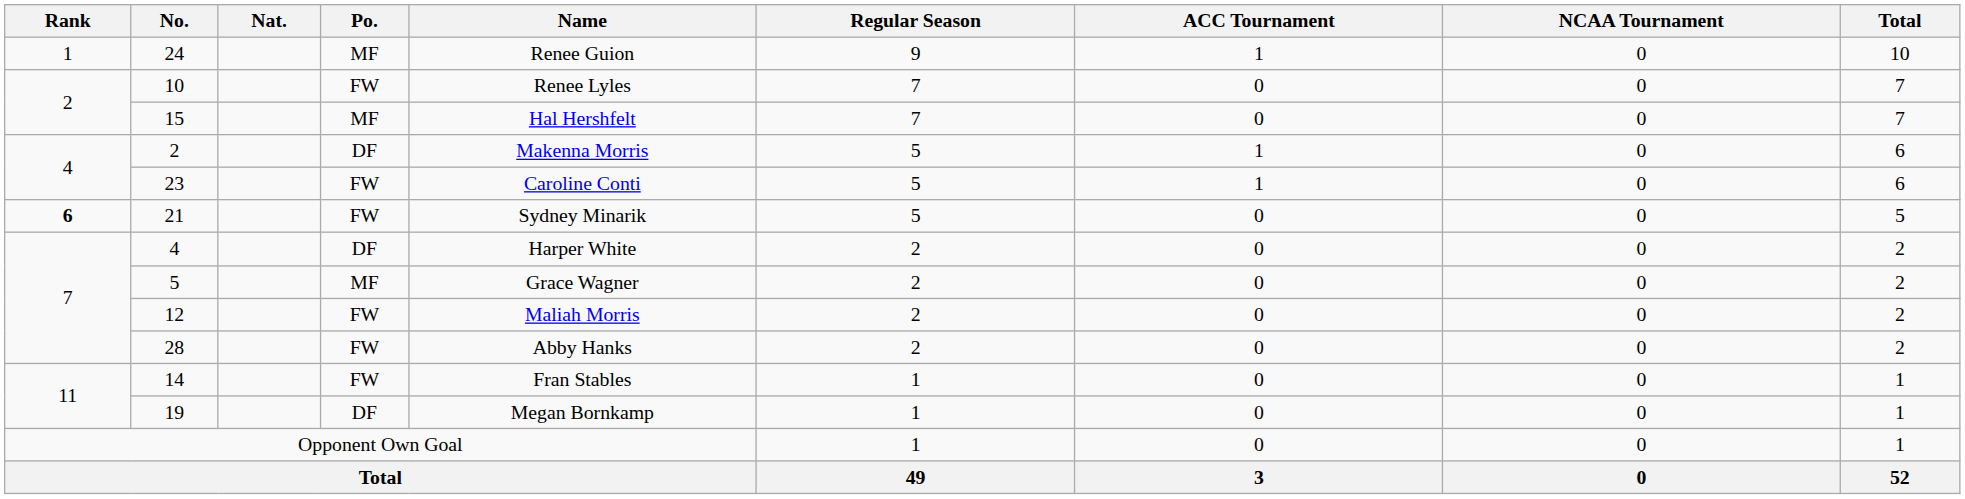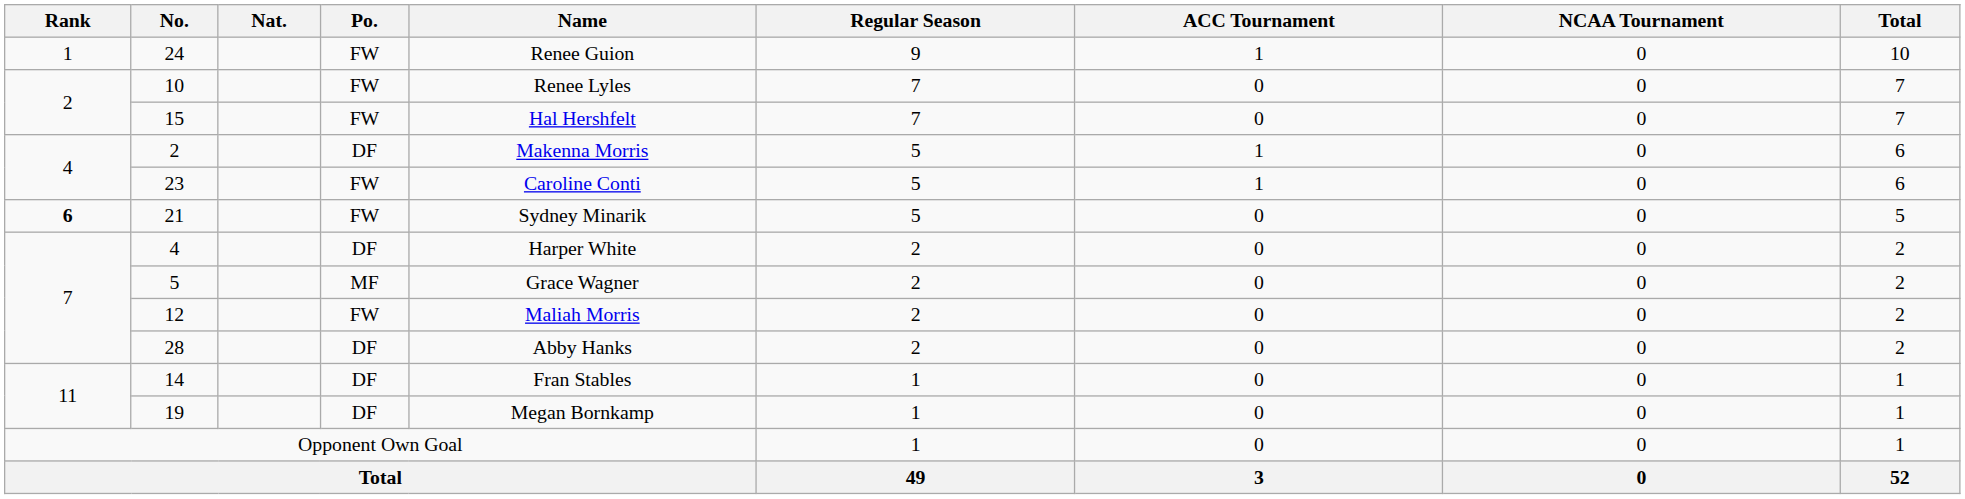(364, 53) MF -> (364, 53) FW
(364, 118) MF -> (364, 118) FW
(364, 346) FW -> (364, 346) DF
(364, 379) FW -> (364, 379) DF
